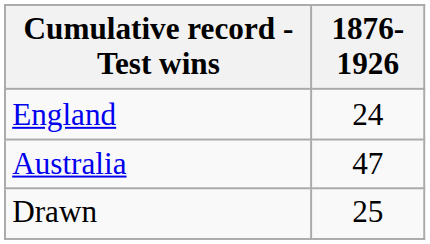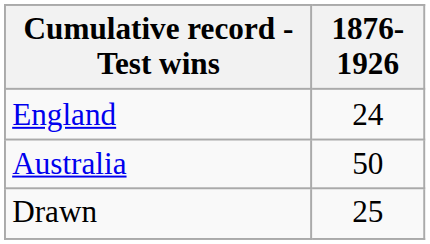(368, 163) 47 -> (368, 163) 50
